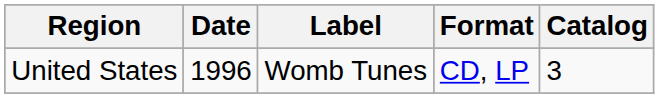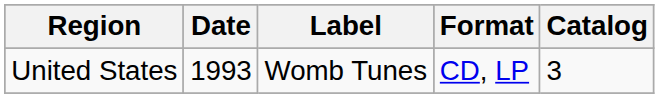(221, 70) 1996 -> (221, 70) 1993
